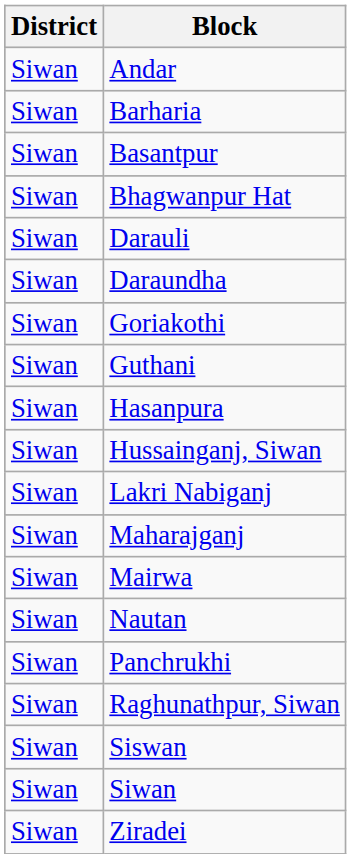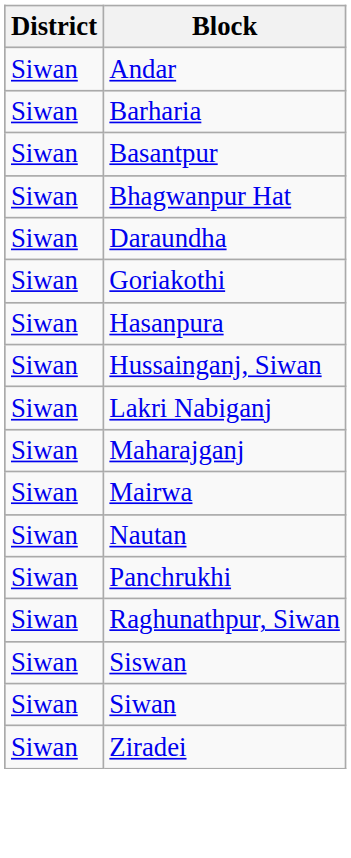- row: (149, 238)
- row: (152, 365)
